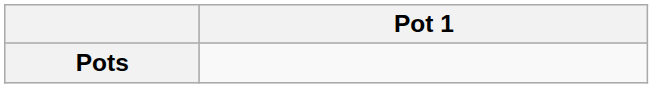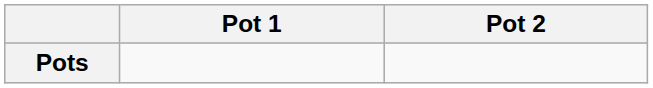+ column: (516, 23)
